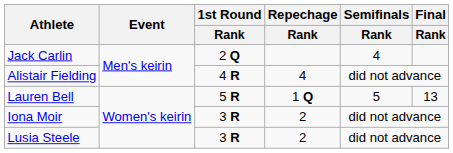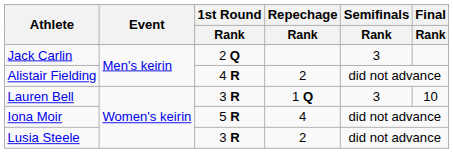(376, 55) 4 -> (376, 55) 3
(303, 76) 4 -> (303, 76) 2
(229, 97) 5 R -> (229, 97) 3 R
(376, 97) 5 -> (376, 97) 3
(431, 97) 13 -> (431, 97) 10
(229, 118) 3 R -> (229, 118) 5 R
(303, 118) 2 -> (303, 118) 4
